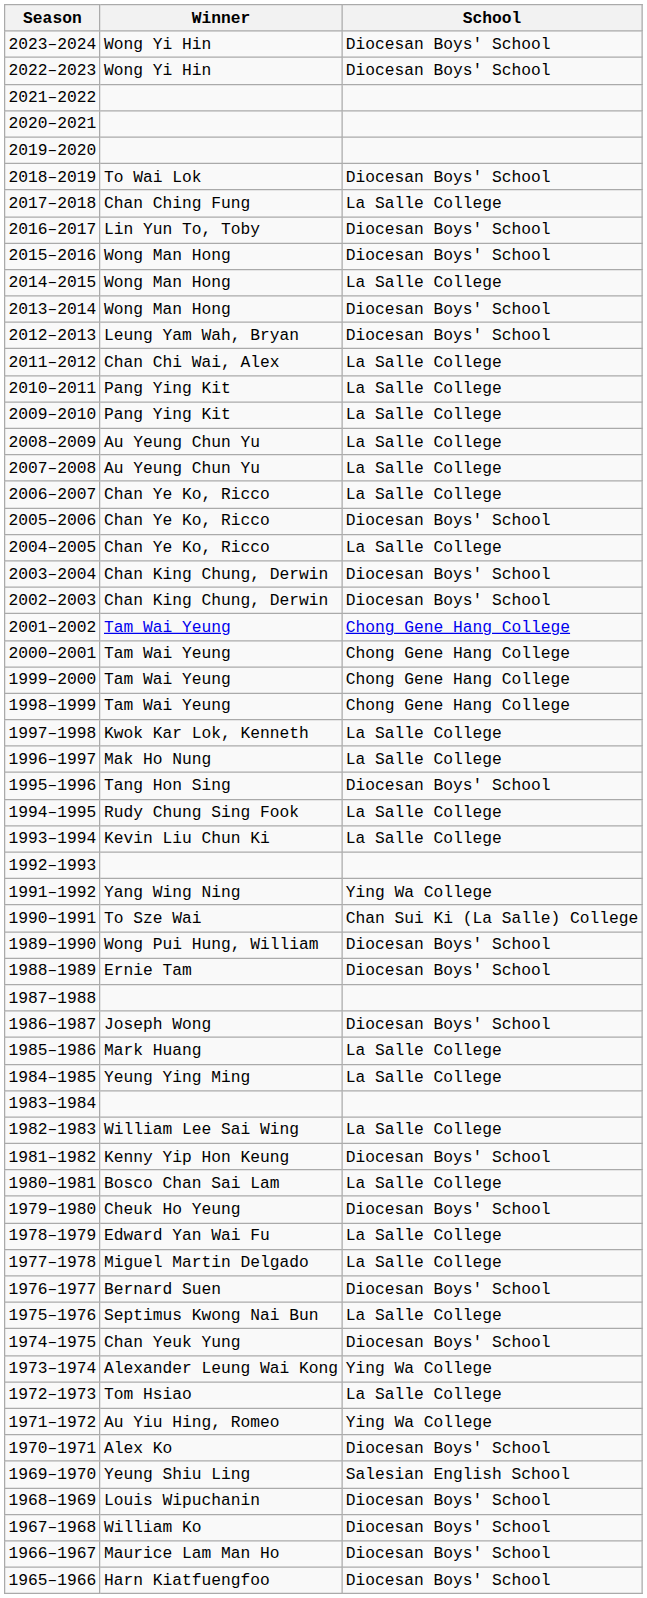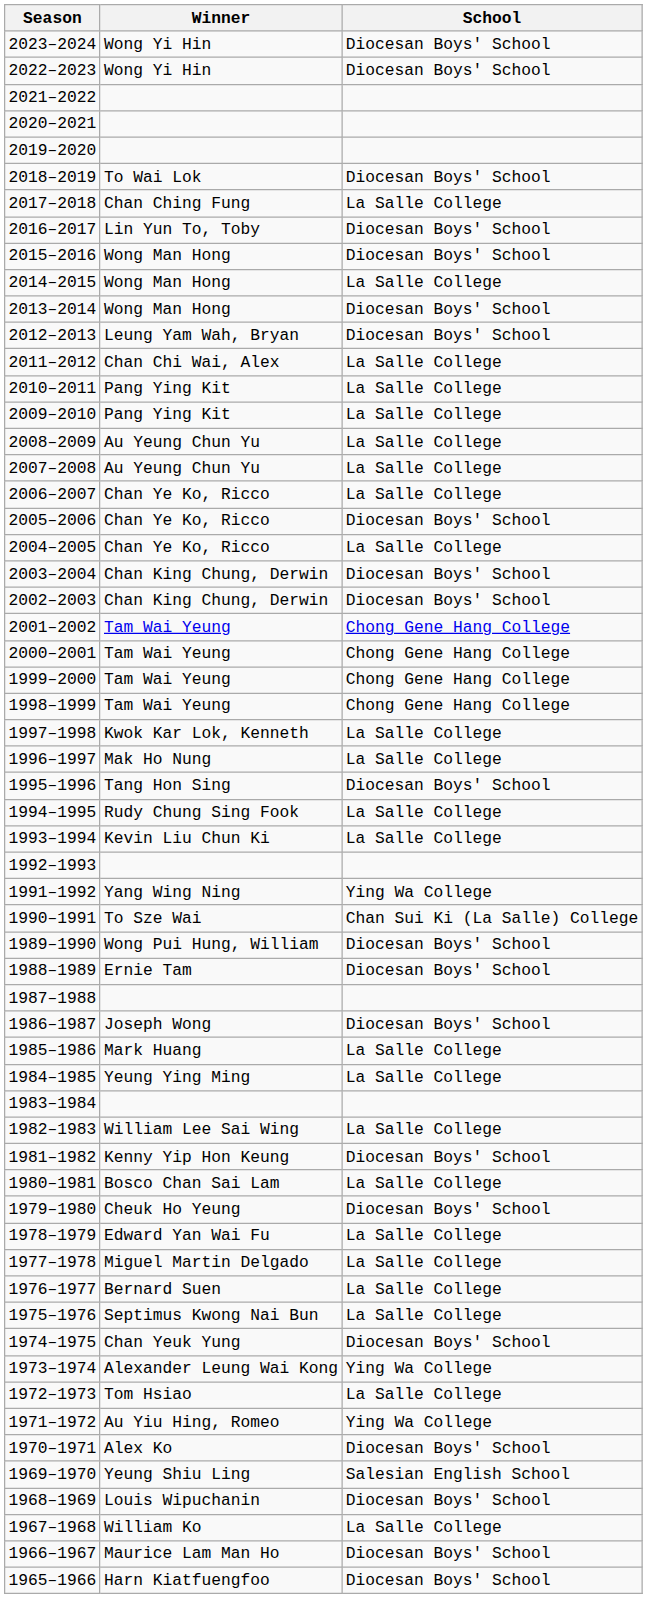(448, 1289) Diocesan Boys' School -> (424, 1289) La Salle College
(448, 1527) Diocesan Boys' School -> (424, 1527) La Salle College
